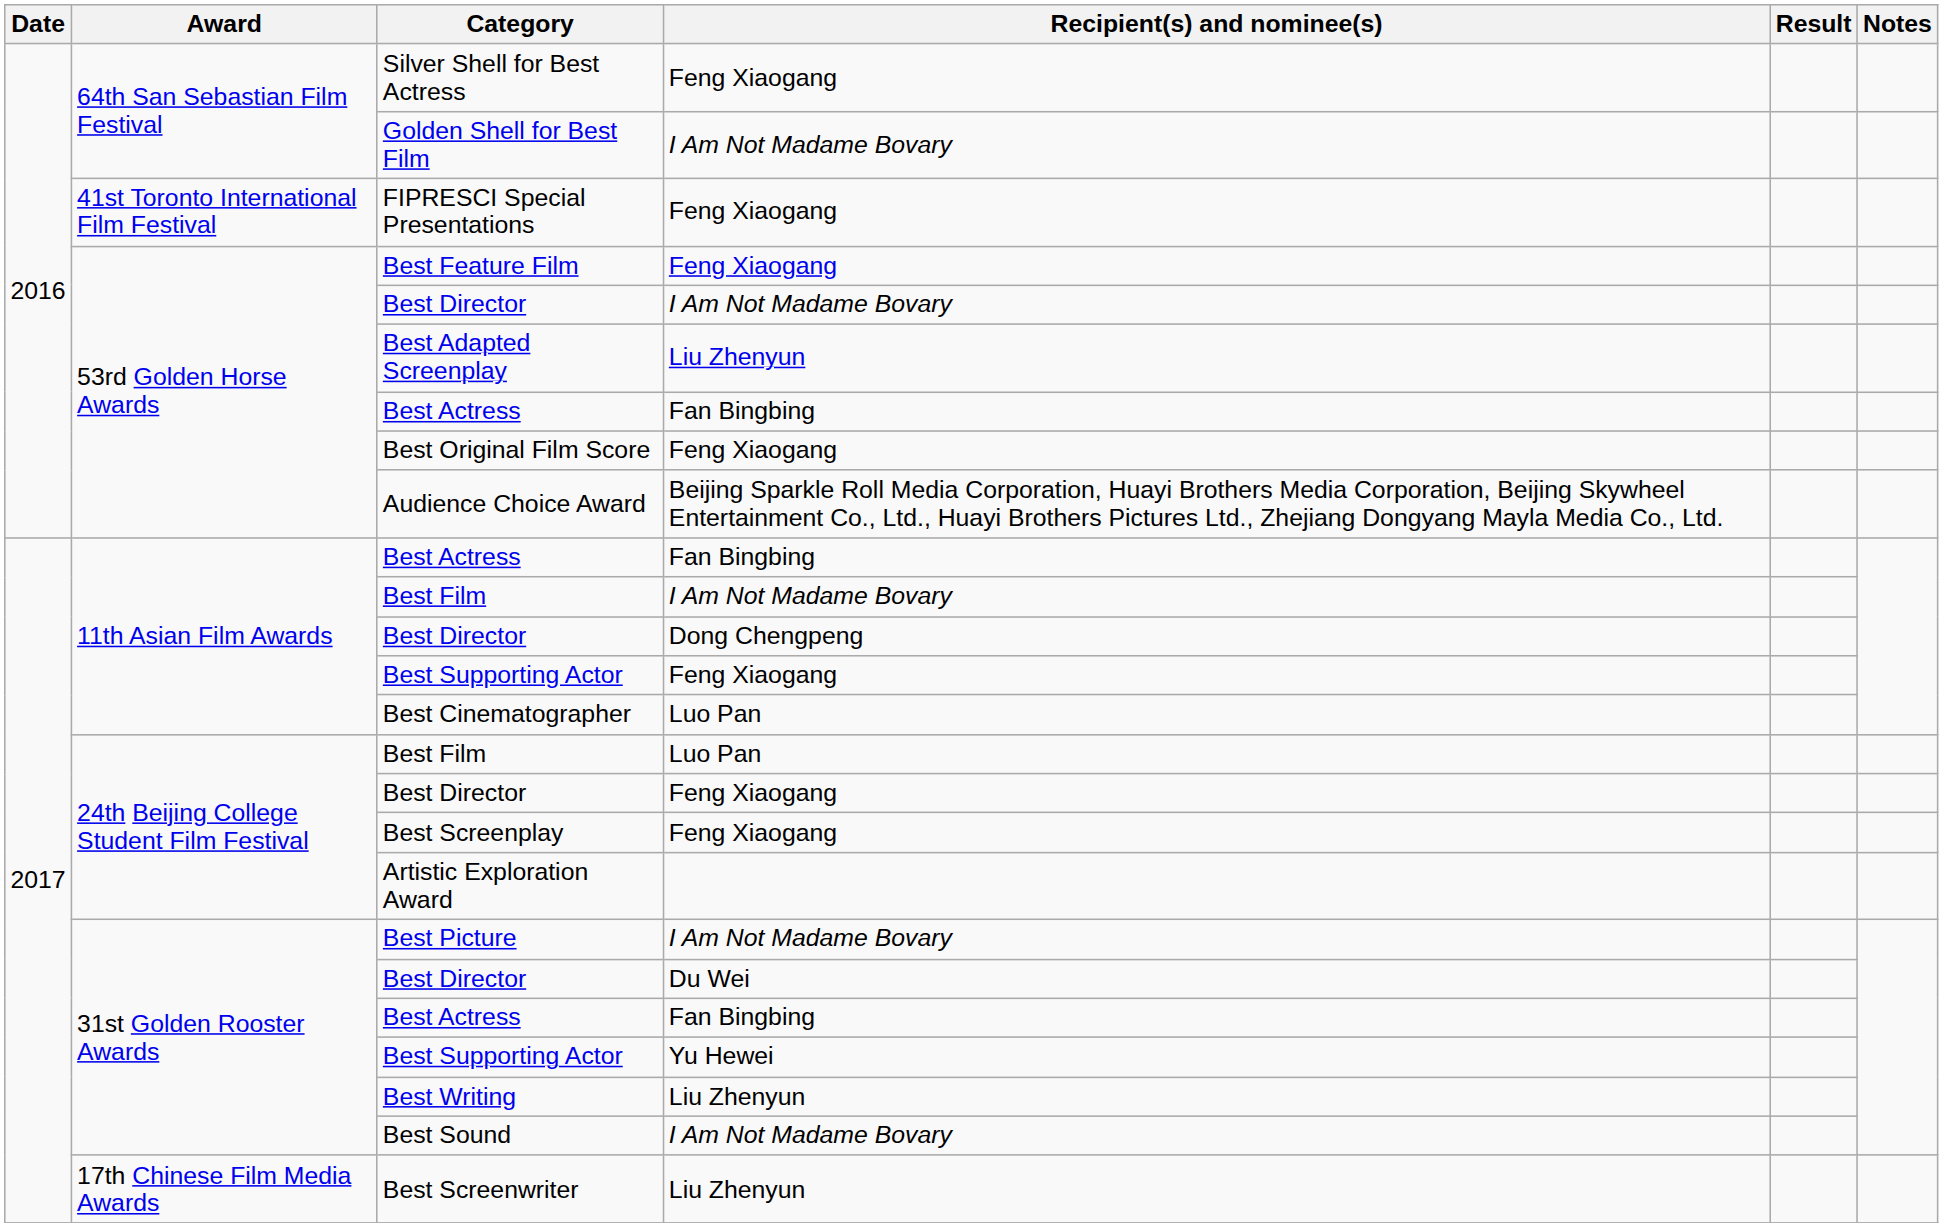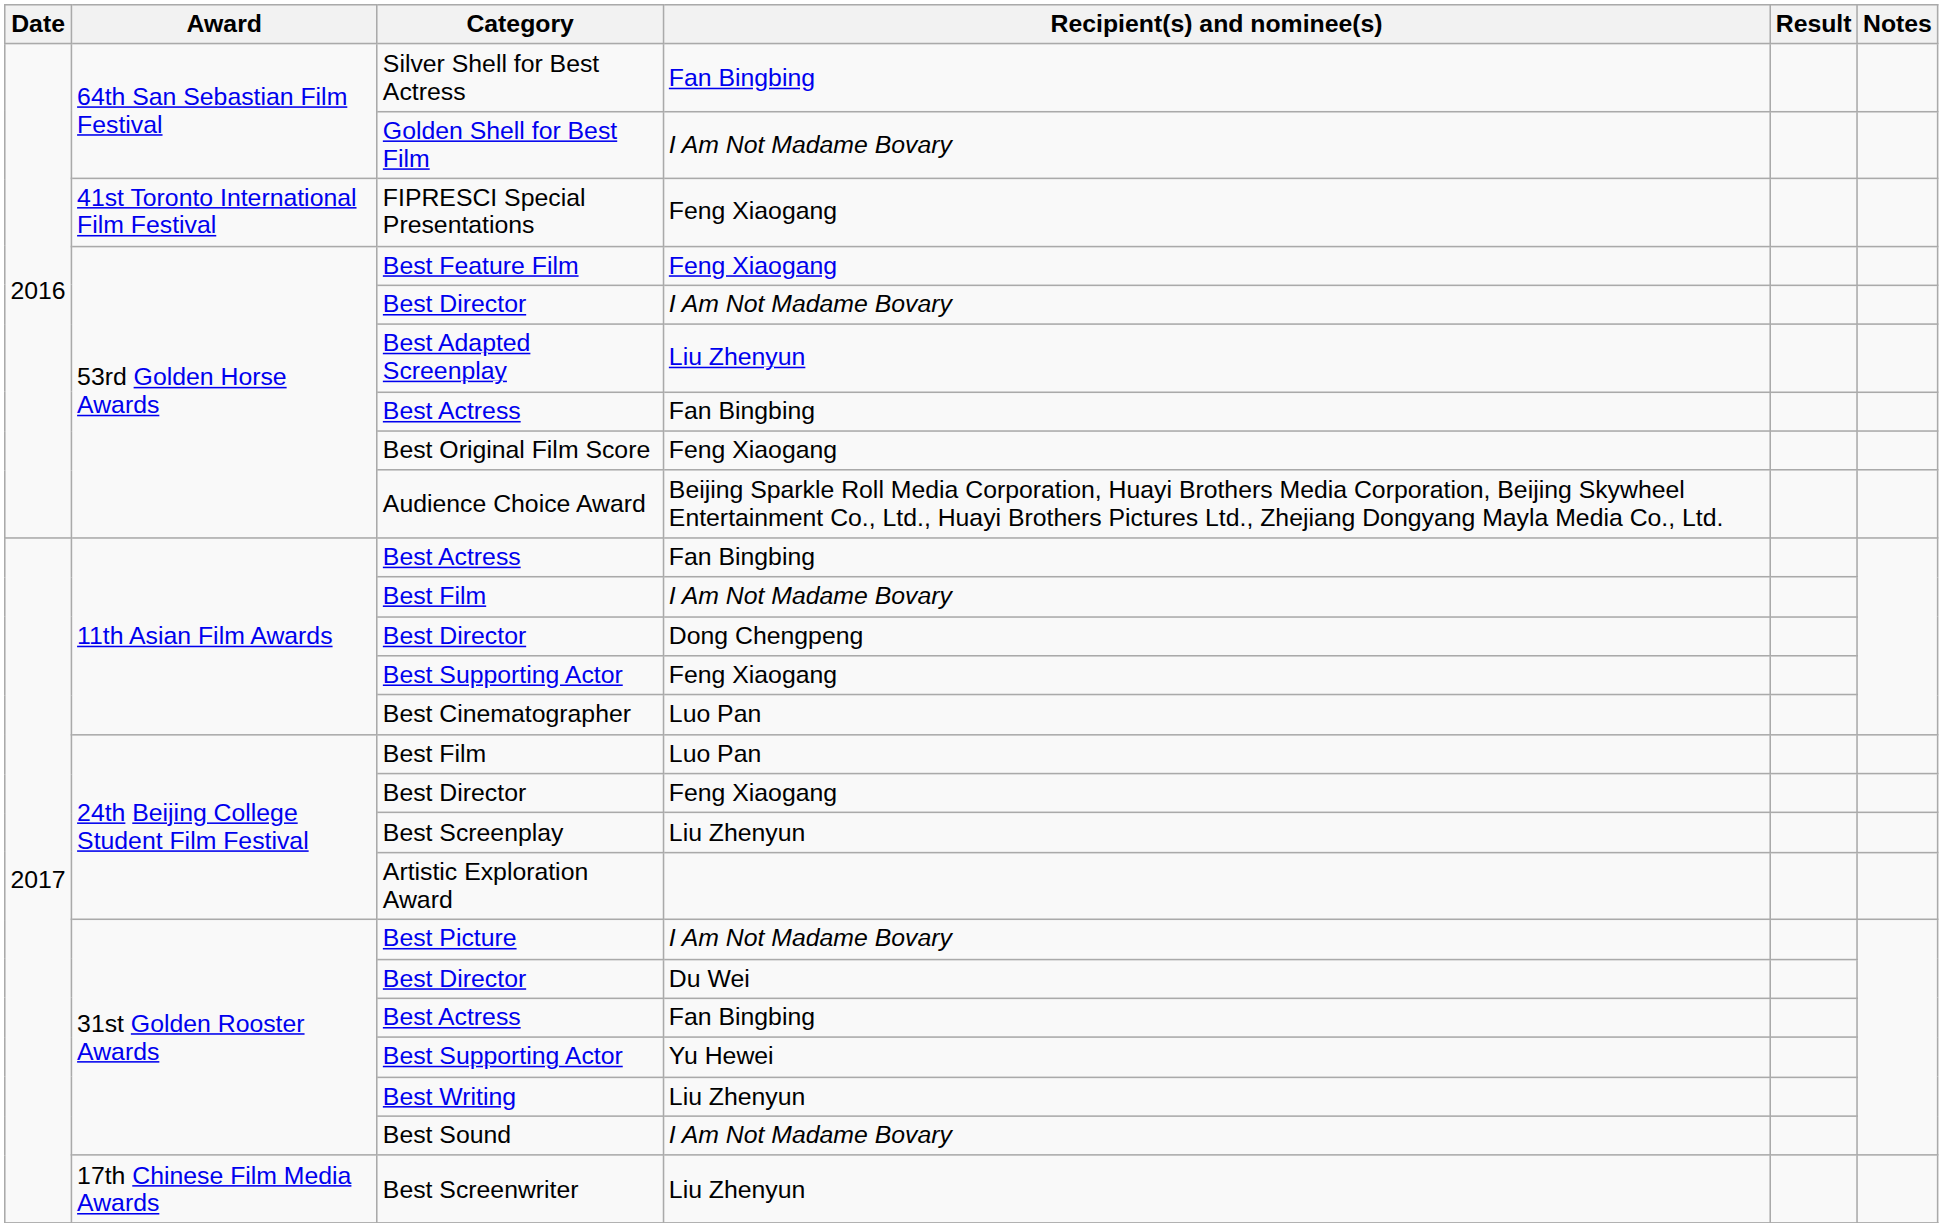(753, 77) Feng Xiaogang -> (742, 77) Fan Bingbing
(753, 832) Feng Xiaogang -> (737, 832) Liu Zhenyun
